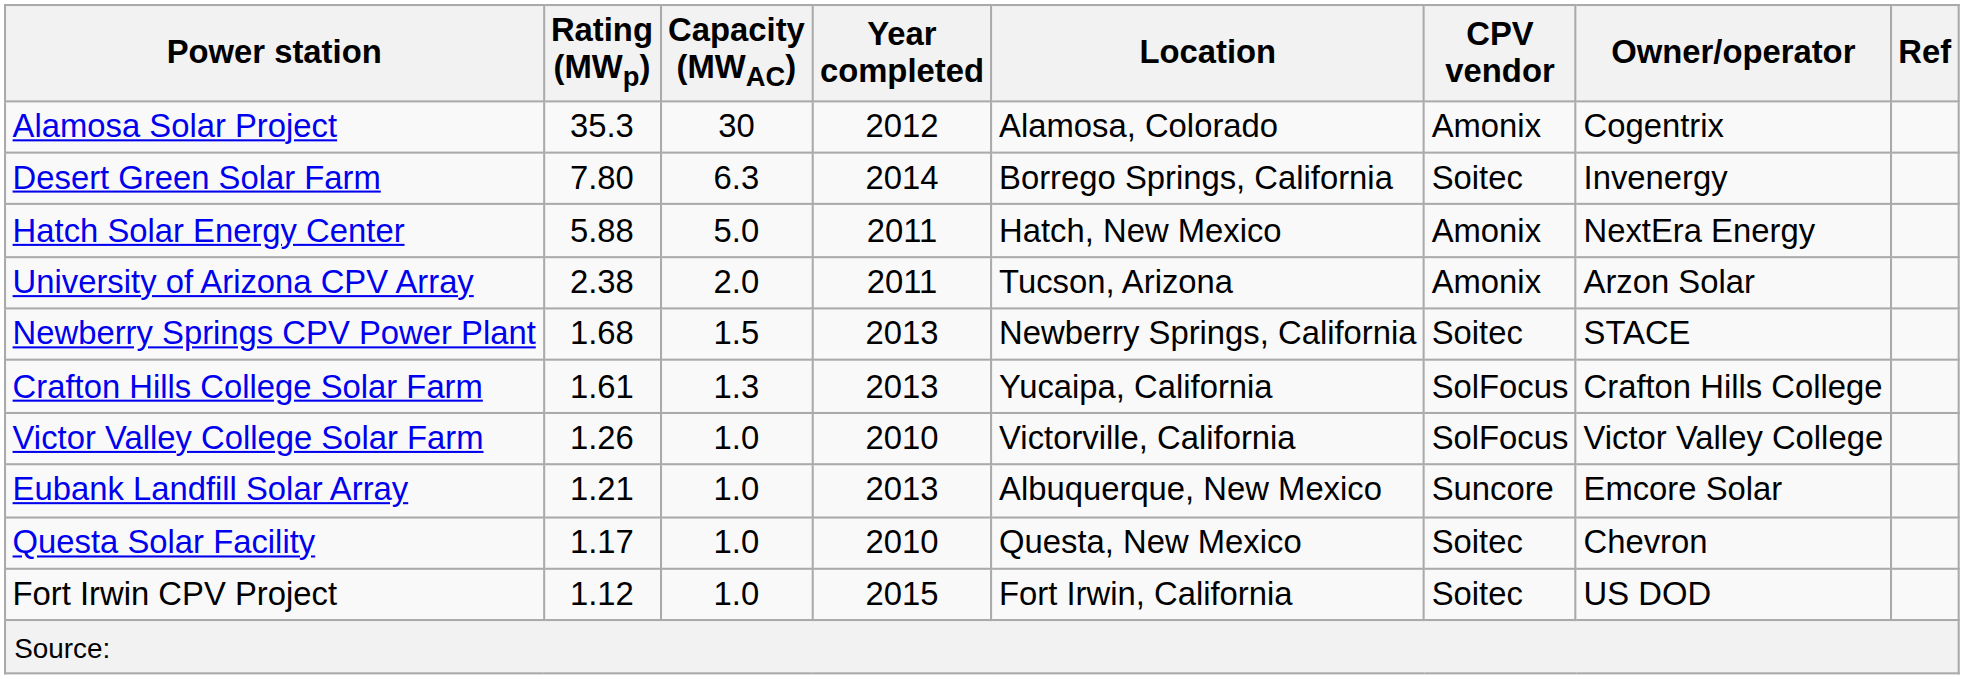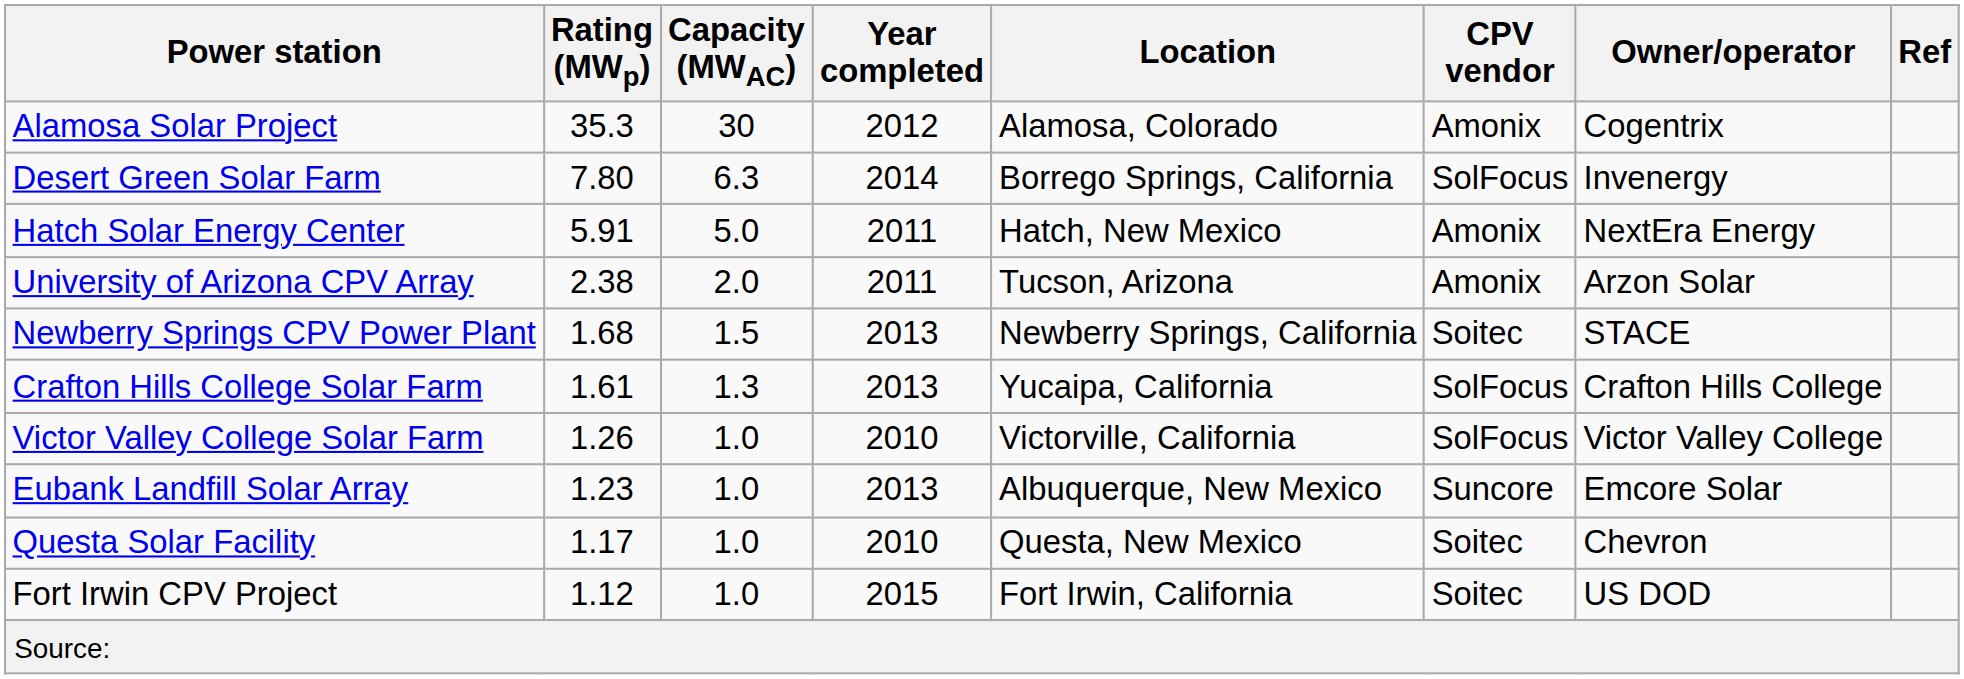(1477, 177) Soitec -> (1500, 177) SolFocus
(602, 229) 5.88 -> (602, 229) 5.91
(602, 490) 1.21 -> (602, 490) 1.23
